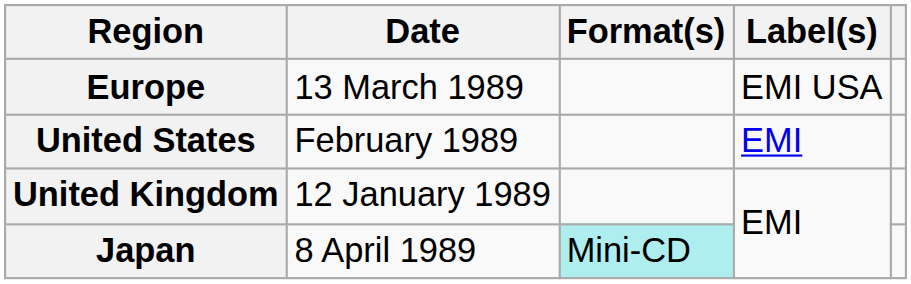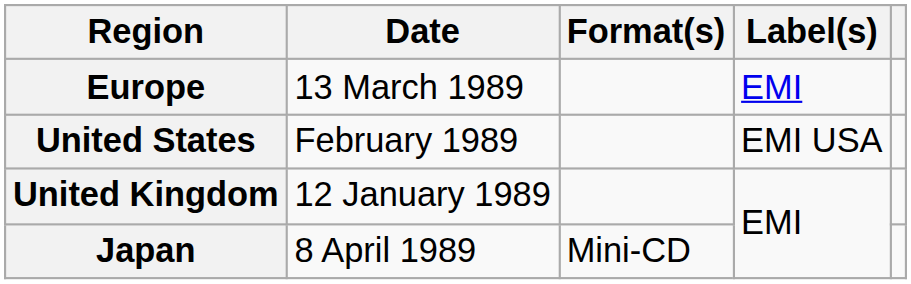(812, 86) EMI USA -> (772, 86) EMI
(772, 140) EMI -> (812, 140) EMI USA
(629, 250) paleturquoise background -> (629, 250) no background
